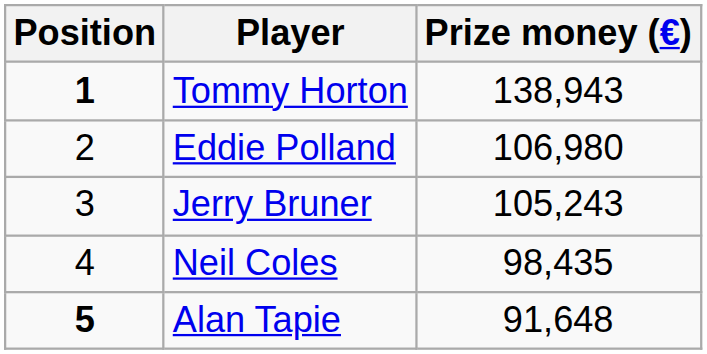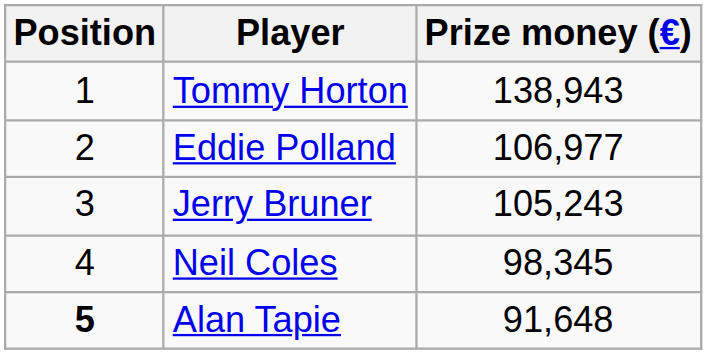(85, 90) bold -> (85, 90) normal
(558, 147) 106,980 -> (558, 147) 106,977
(558, 262) 98,435 -> (558, 262) 98,345
